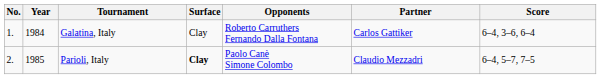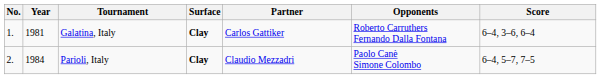columns swapped: (416, 11) <-> (287, 11)
(35, 33) 1984 -> (35, 33) 1981
(198, 33) normal -> (199, 33) bold
(35, 59) 1985 -> (35, 59) 1984
